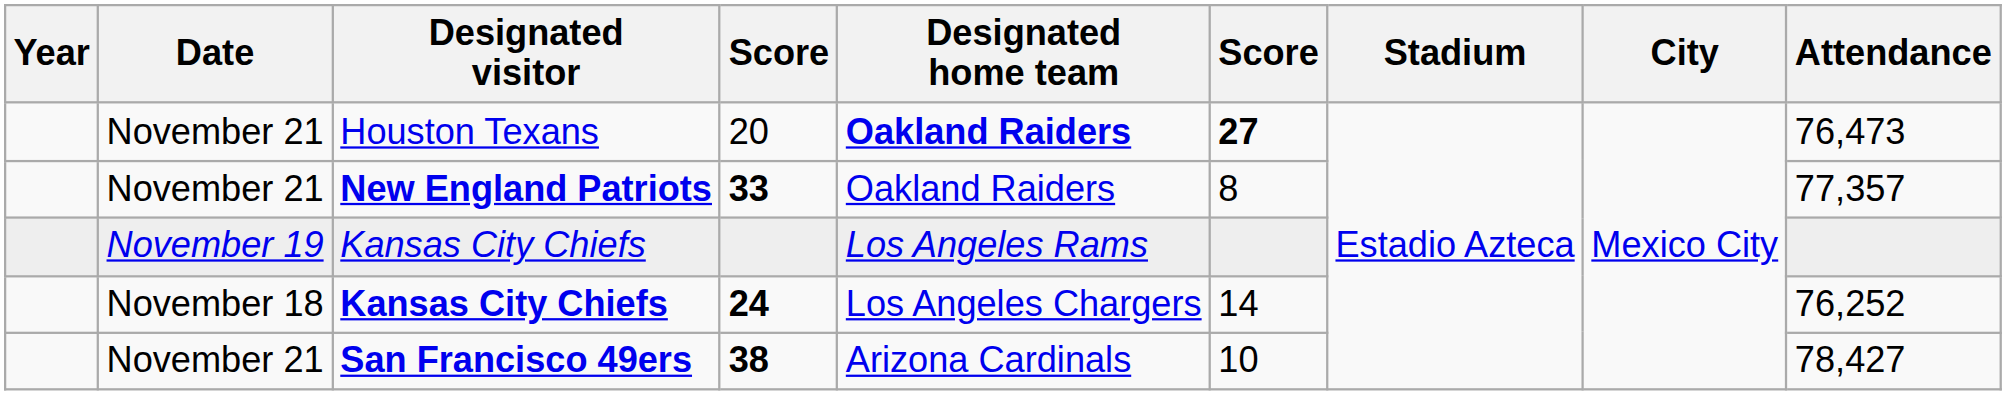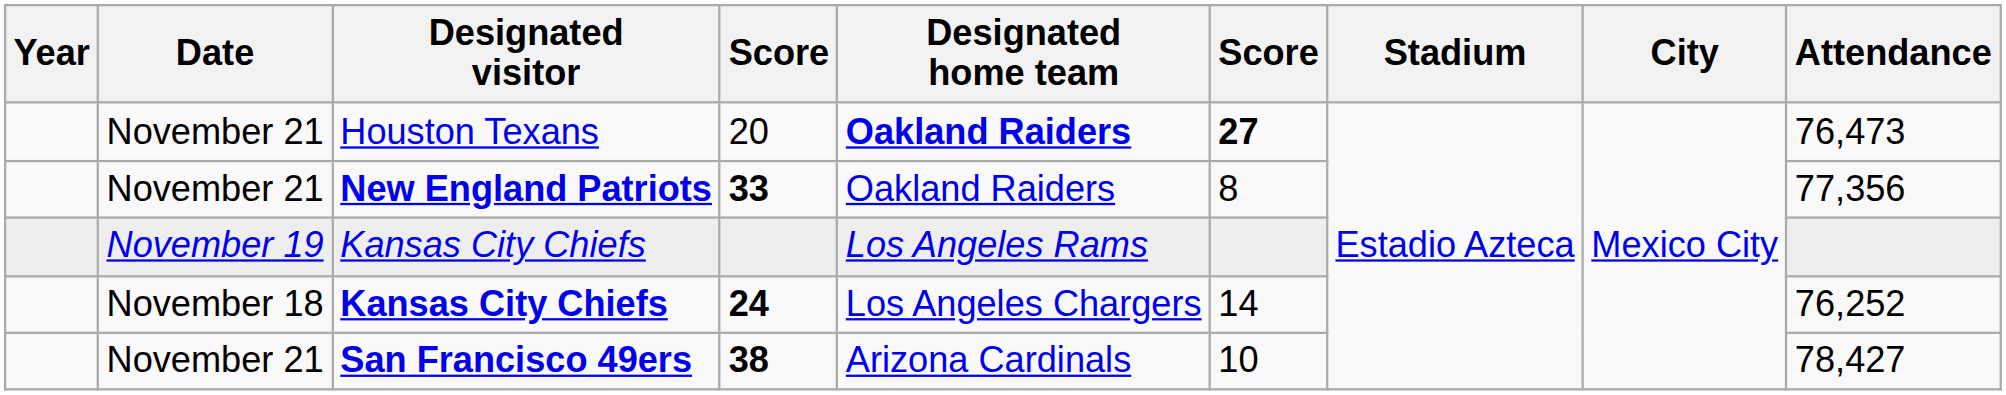(1850, 188) 77,357 -> (1850, 188) 77,356
